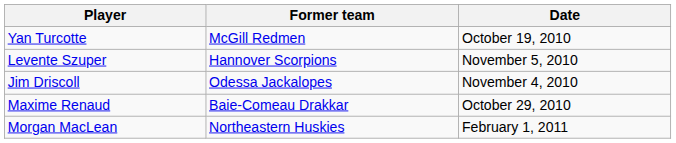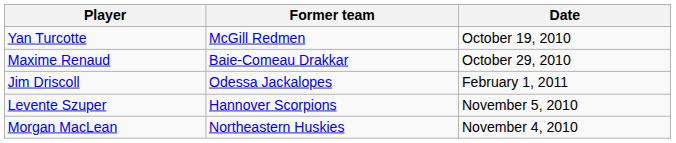rows swapped: (59, 104) <-> (57, 60)
(520, 82) November 4, 2010 -> (515, 82) February 1, 2011
(515, 127) February 1, 2011 -> (520, 127) November 4, 2010
